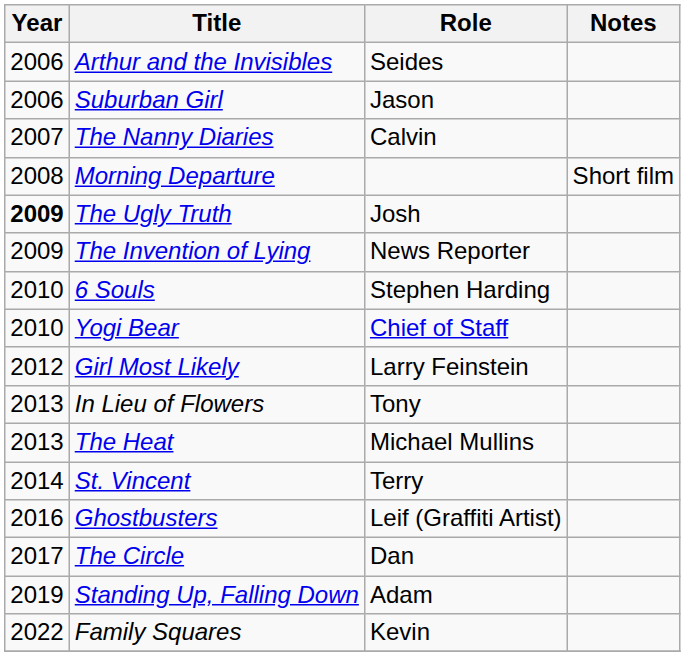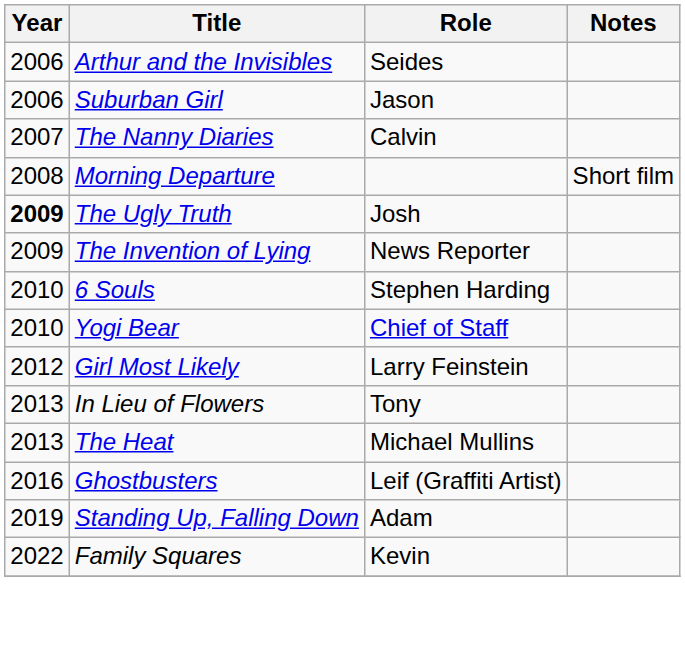- row: (133, 480)
- row: (129, 556)
